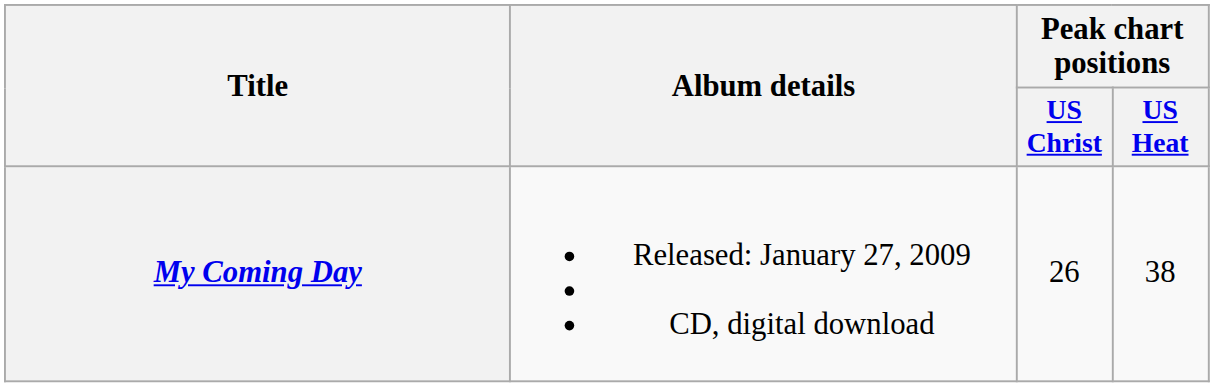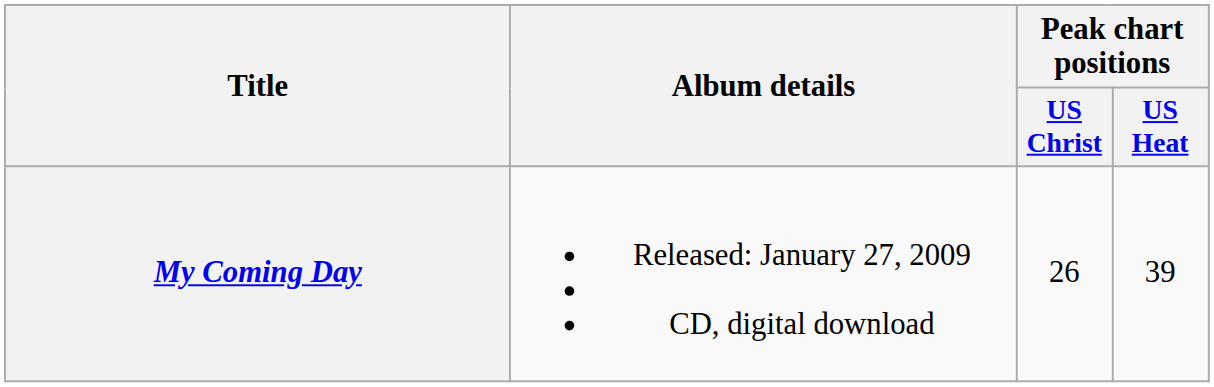(1160, 272) 38 -> (1160, 272) 39
